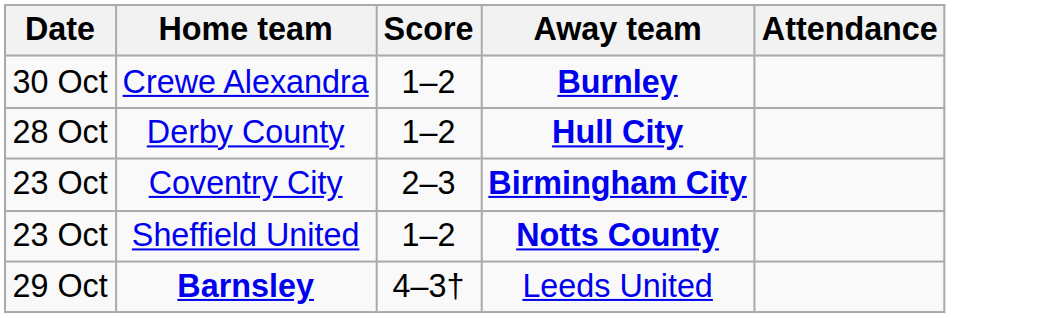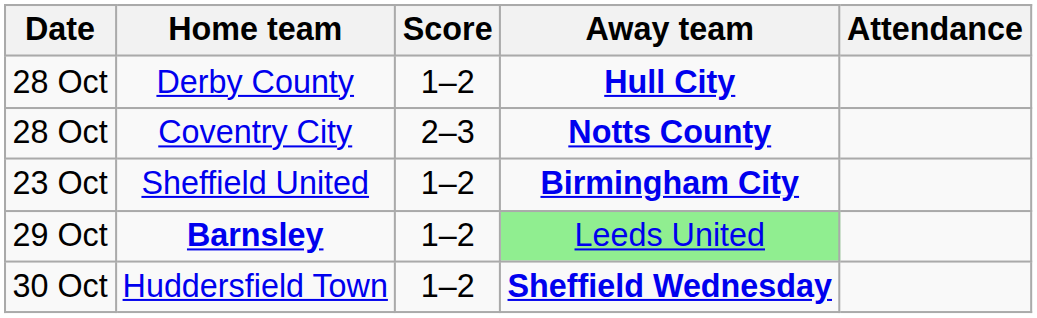- row: (246, 81)
(60, 183) 23 Oct -> (60, 132) 28 Oct
(618, 183) Birmingham City -> (670, 132) Notts County
(618, 235) Notts County -> (670, 183) Birmingham City
(429, 286) 4–3† -> (448, 235) 1–2
(618, 286) no background -> (670, 235) lightgreen background
+ row: (255, 286)
